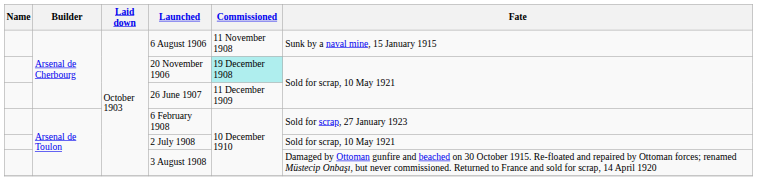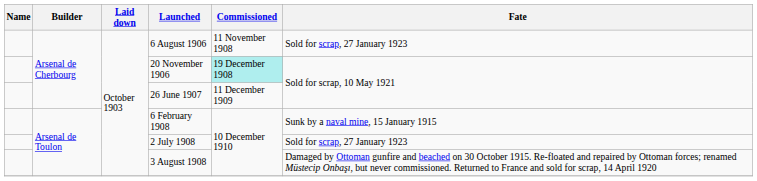(361, 43) Sunk by a naval mine, 15 January 1915 -> (346, 43) Sold for scrap, 27 January 1923
(346, 121) Sold for scrap, 27 January 1923 -> (361, 121) Sunk by a naval mine, 15 January 1915
(340, 142) Sold for scrap, 10 May 1921 -> (346, 142) Sold for scrap, 27 January 1923
